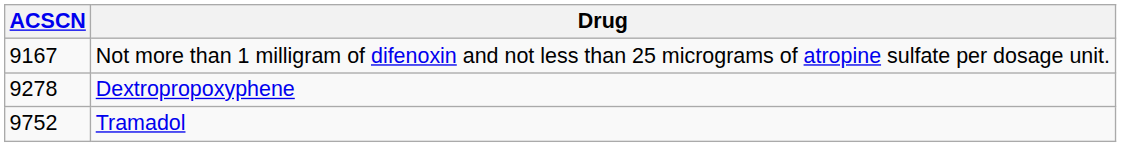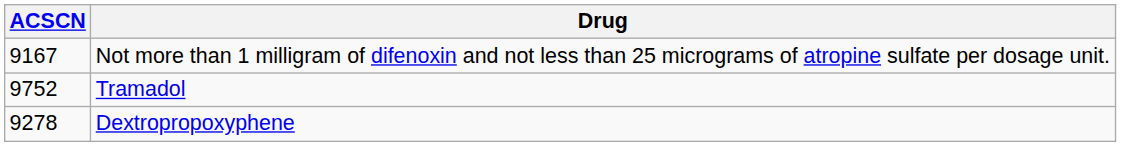rows swapped: (195, 89) <-> (141, 123)
